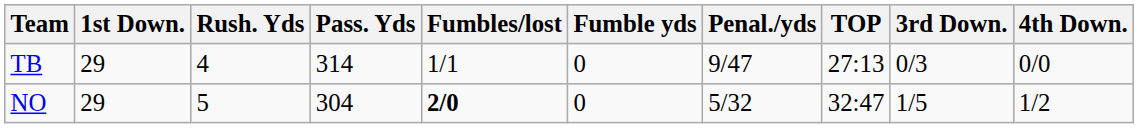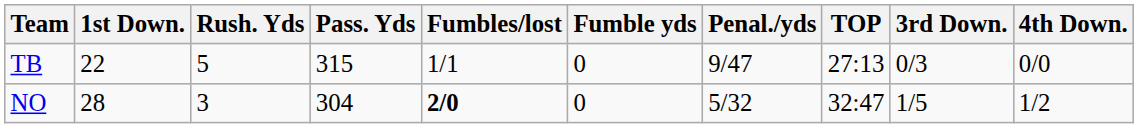(93, 63) 29 -> (93, 63) 22
(203, 63) 4 -> (203, 63) 5
(334, 63) 314 -> (334, 63) 315
(93, 102) 29 -> (93, 102) 28
(203, 102) 5 -> (203, 102) 3
